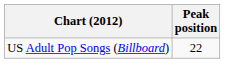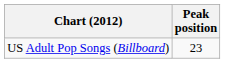(196, 48) 22 -> (196, 48) 23
